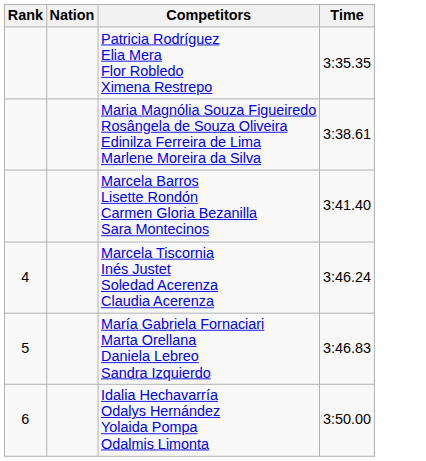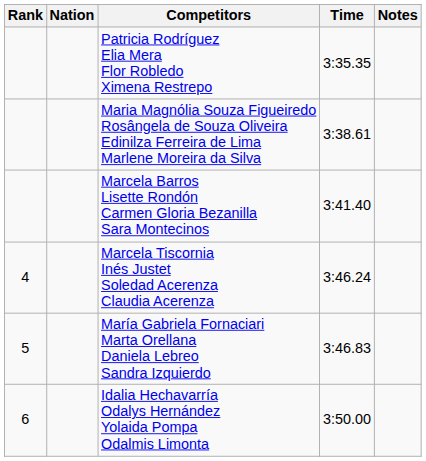+ column: (398, 15)
